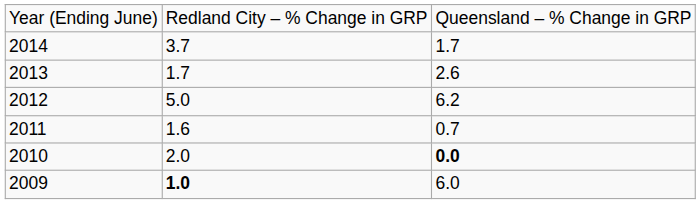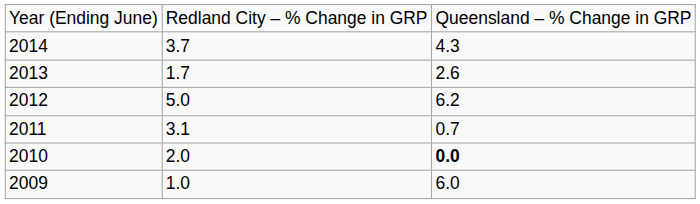(448, 45) 1.7 -> (448, 45) 4.3
(178, 128) 1.6 -> (178, 128) 3.1
(178, 184) bold -> (178, 184) normal
